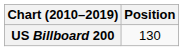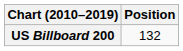(150, 35) 130 -> (150, 35) 132
